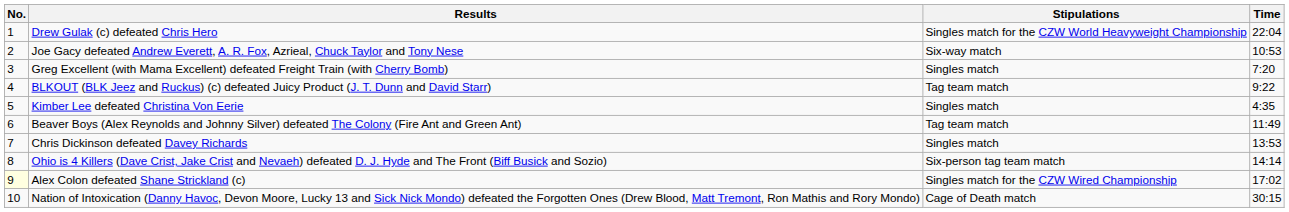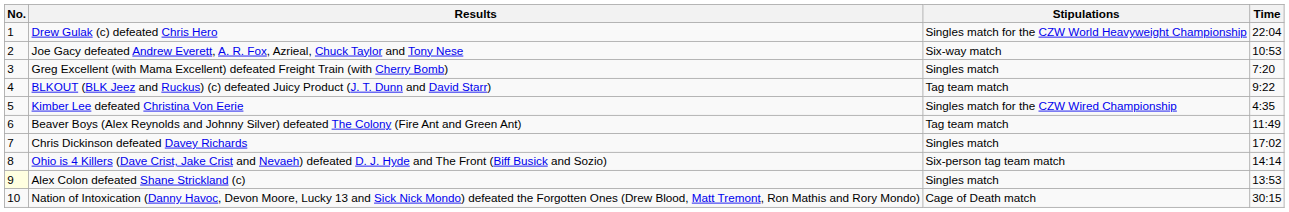(962, 105) Singles match -> (1051, 105) Singles match for the CZW Wired Championship
(1267, 142) 13:53 -> (1267, 142) 17:02
(1051, 179) Singles match for the CZW Wired Championship -> (962, 179) Singles match
(1267, 179) 17:02 -> (1267, 179) 13:53
